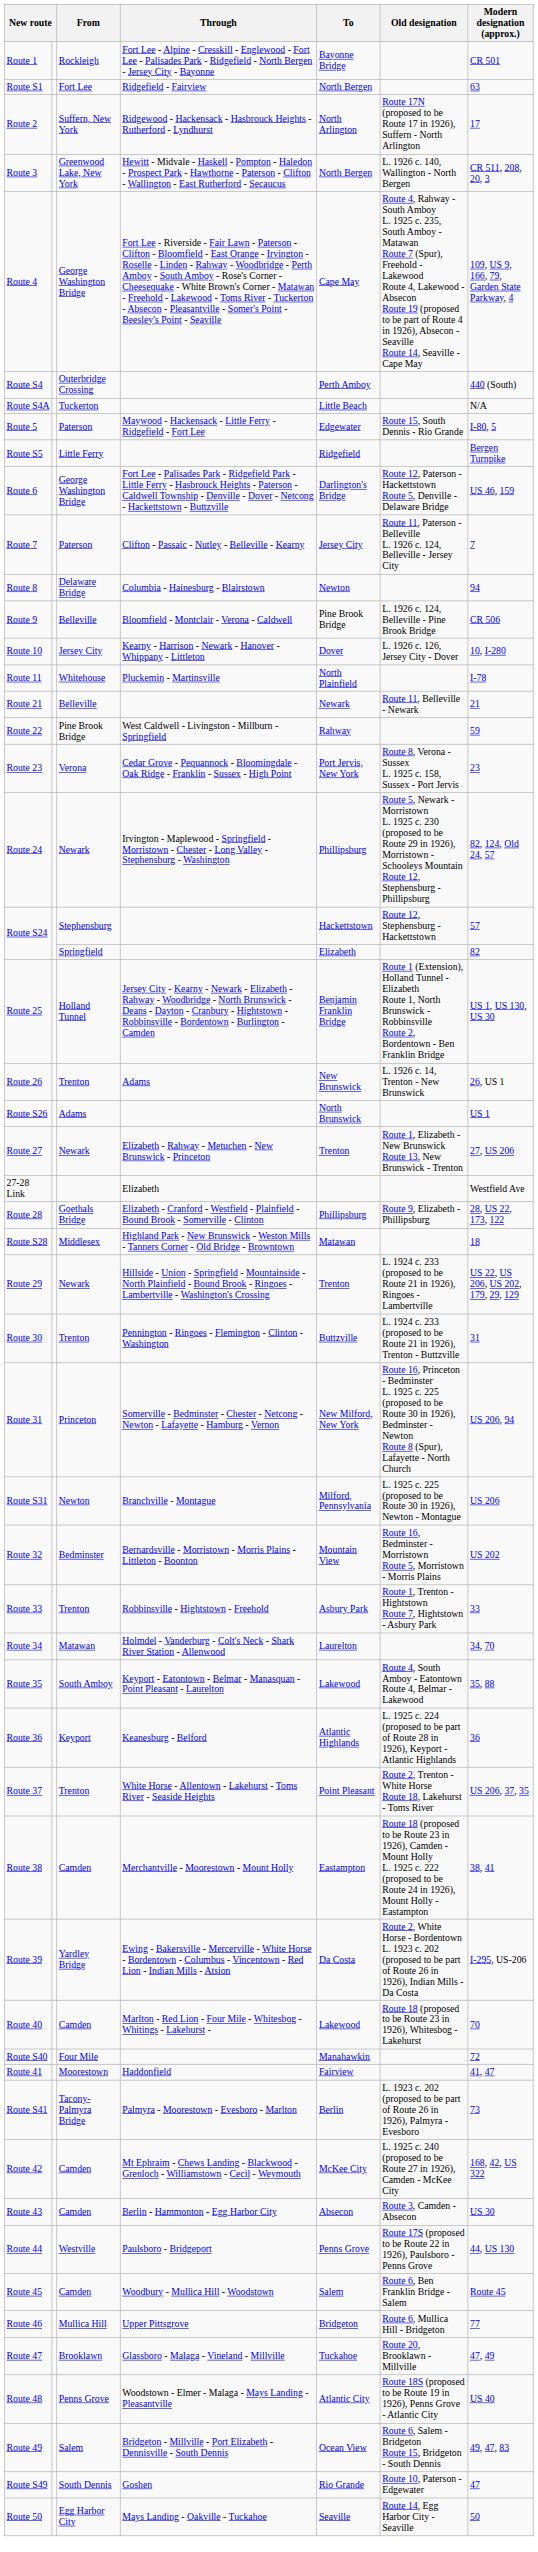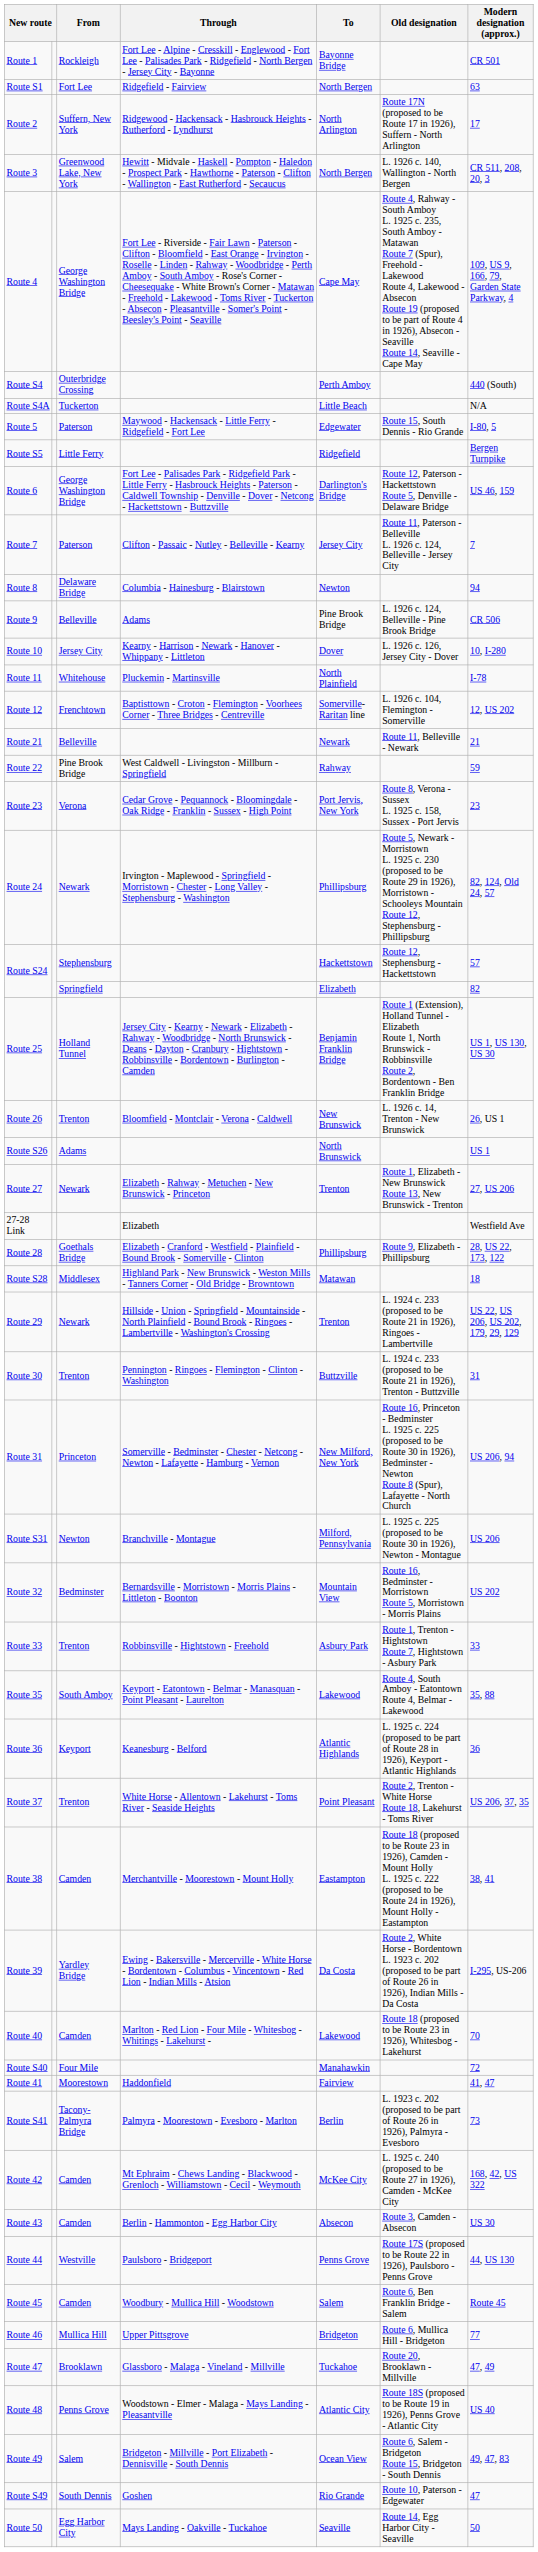(207, 619) Bloomfield - Montclair - Verona - Caldwell -> (136, 619) Adams
+ row: (24, 710)
(136, 1081) Adams -> (207, 1119) Bloomfield - Montclair - Verona - Caldwell
- row: (24, 1646)
